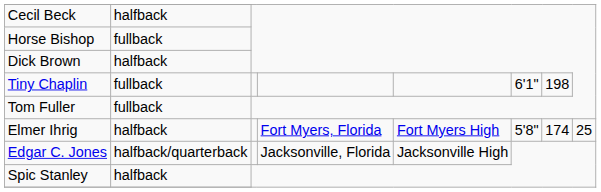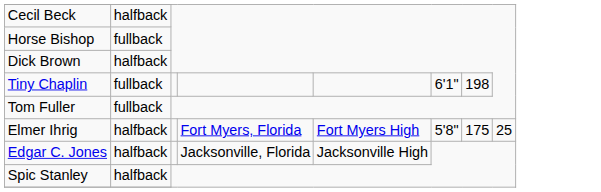(557, 130) 174 -> (477, 130) 175
(180, 152) halfback/quarterback -> (140, 152) halfback
